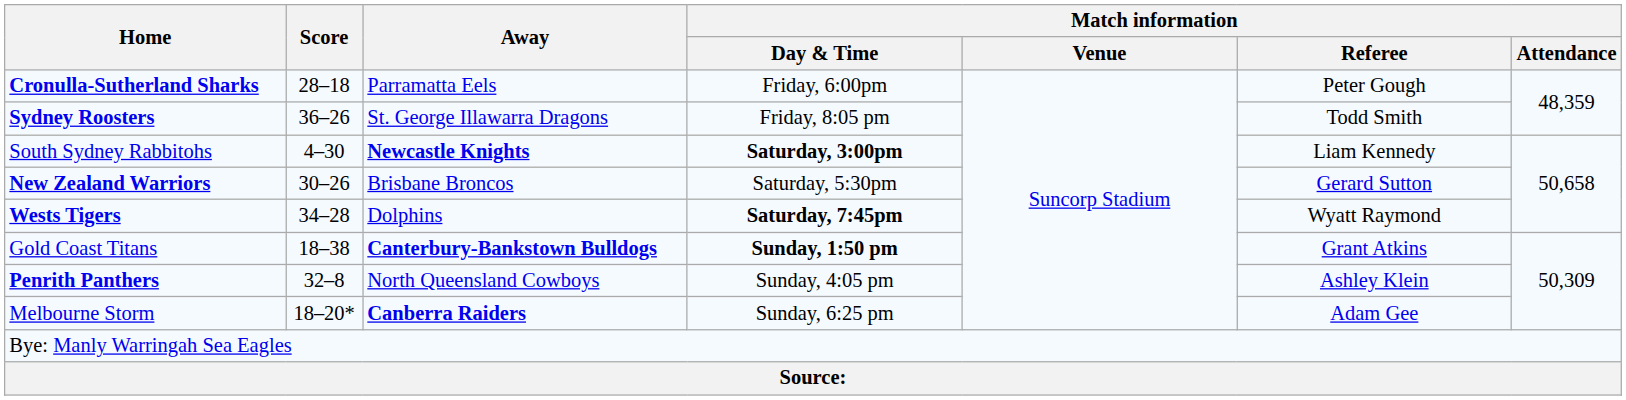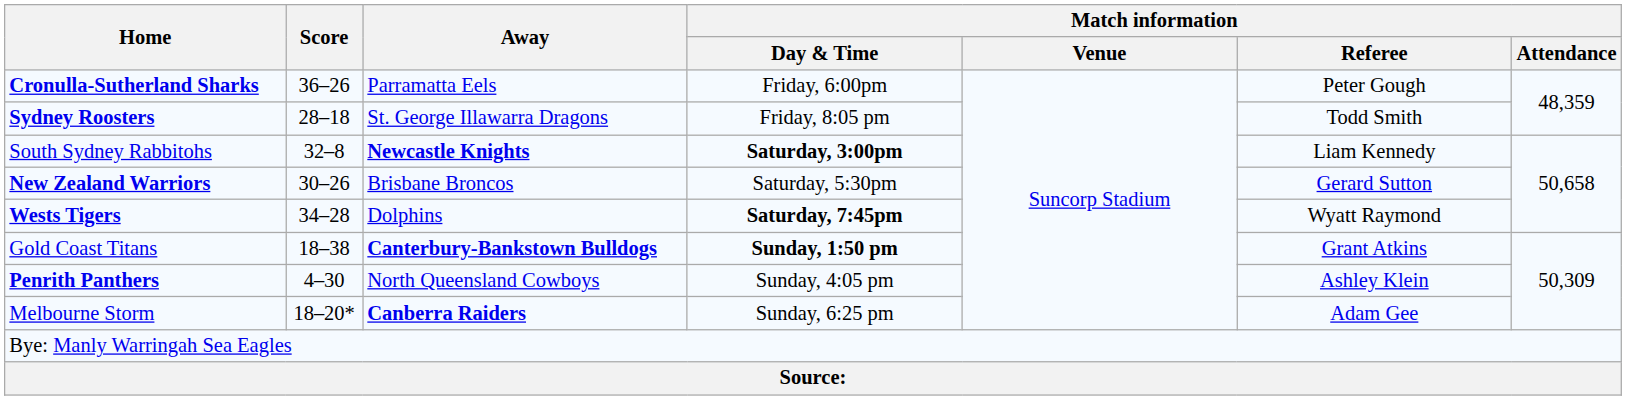(324, 85) 28–18 -> (324, 85) 36–26
(324, 118) 36–26 -> (324, 118) 28–18
(324, 150) 4–30 -> (324, 150) 32–8
(324, 280) 32–8 -> (324, 280) 4–30
